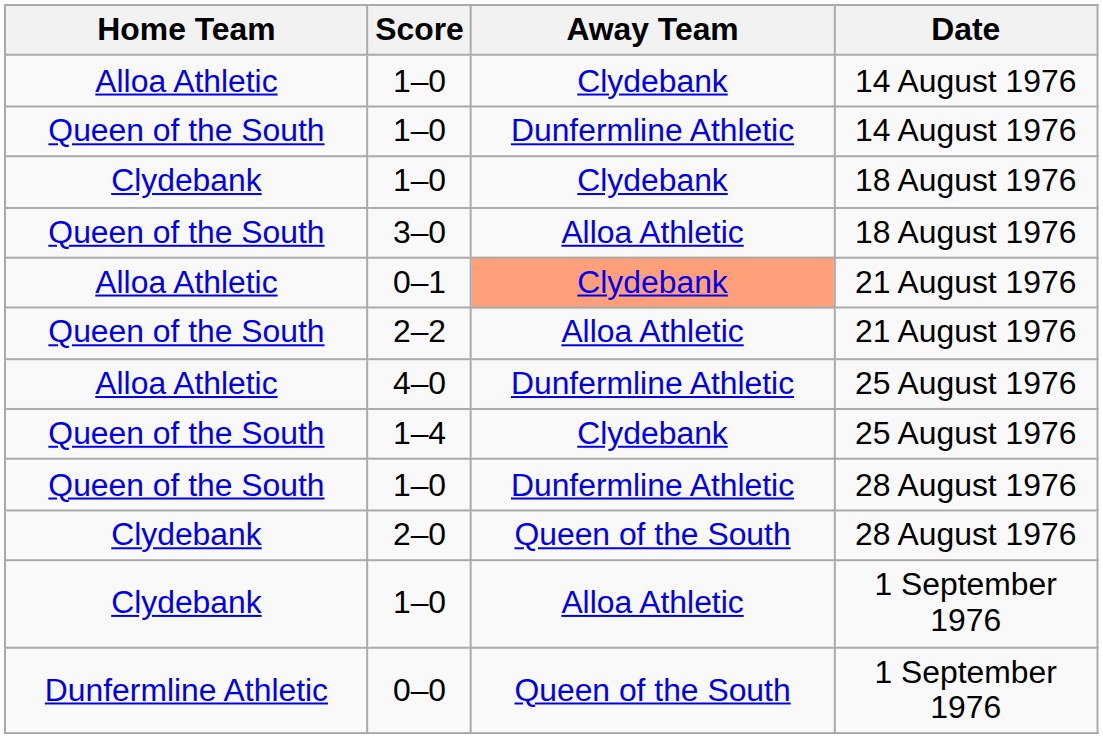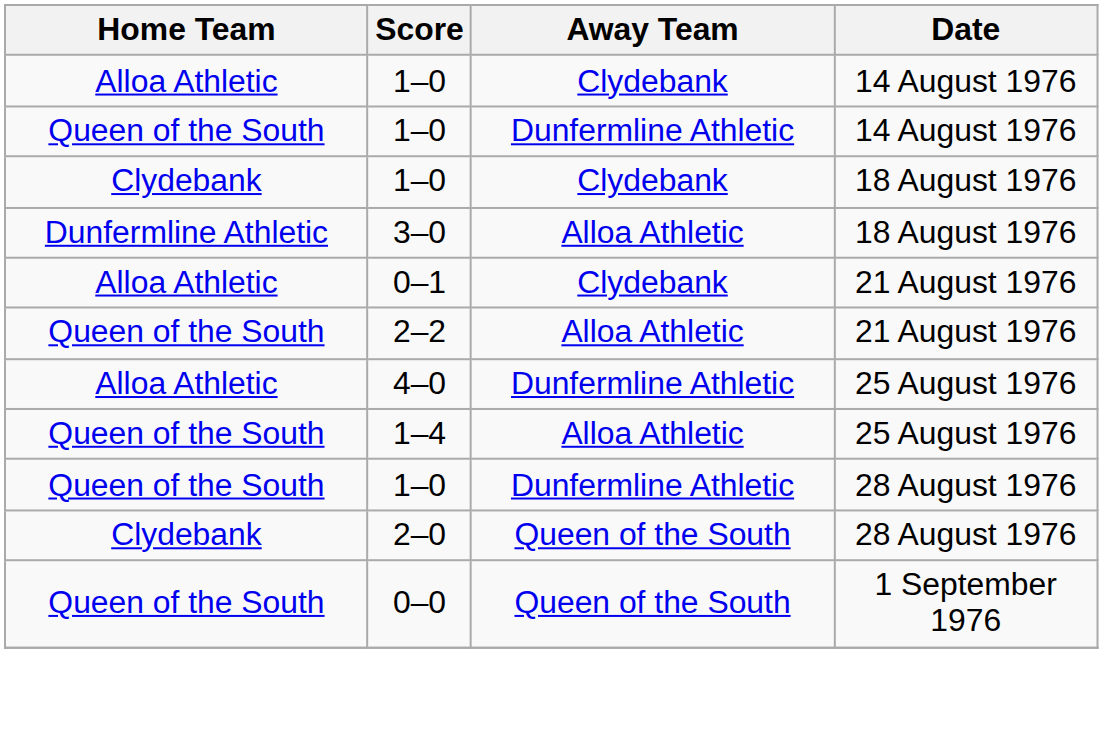(186, 231) Queen of the South -> (186, 231) Dunfermline Athletic
(653, 282) lightsalmon background -> (653, 282) no background
(653, 433) Clydebank -> (653, 433) Alloa Athletic
- row: (419, 603)
(186, 689) Dunfermline Athletic -> (186, 603) Queen of the South
